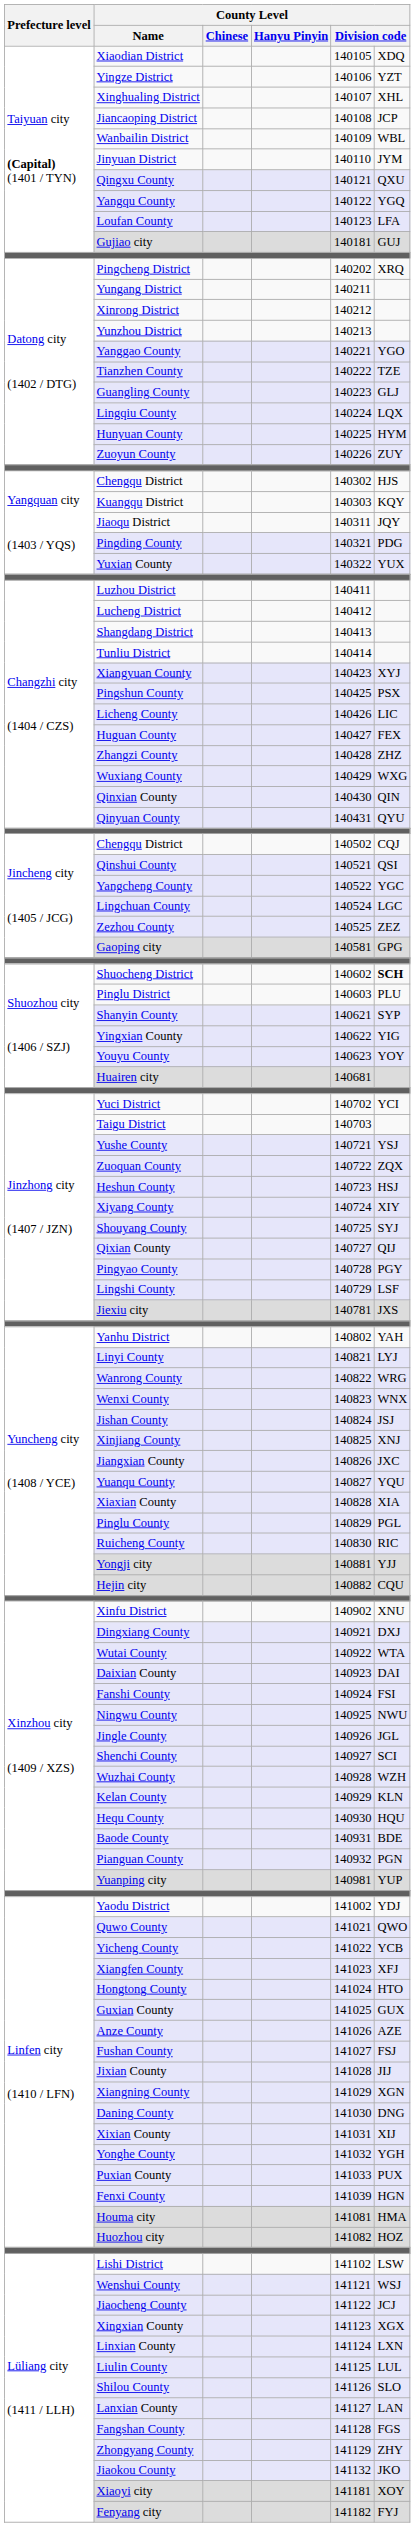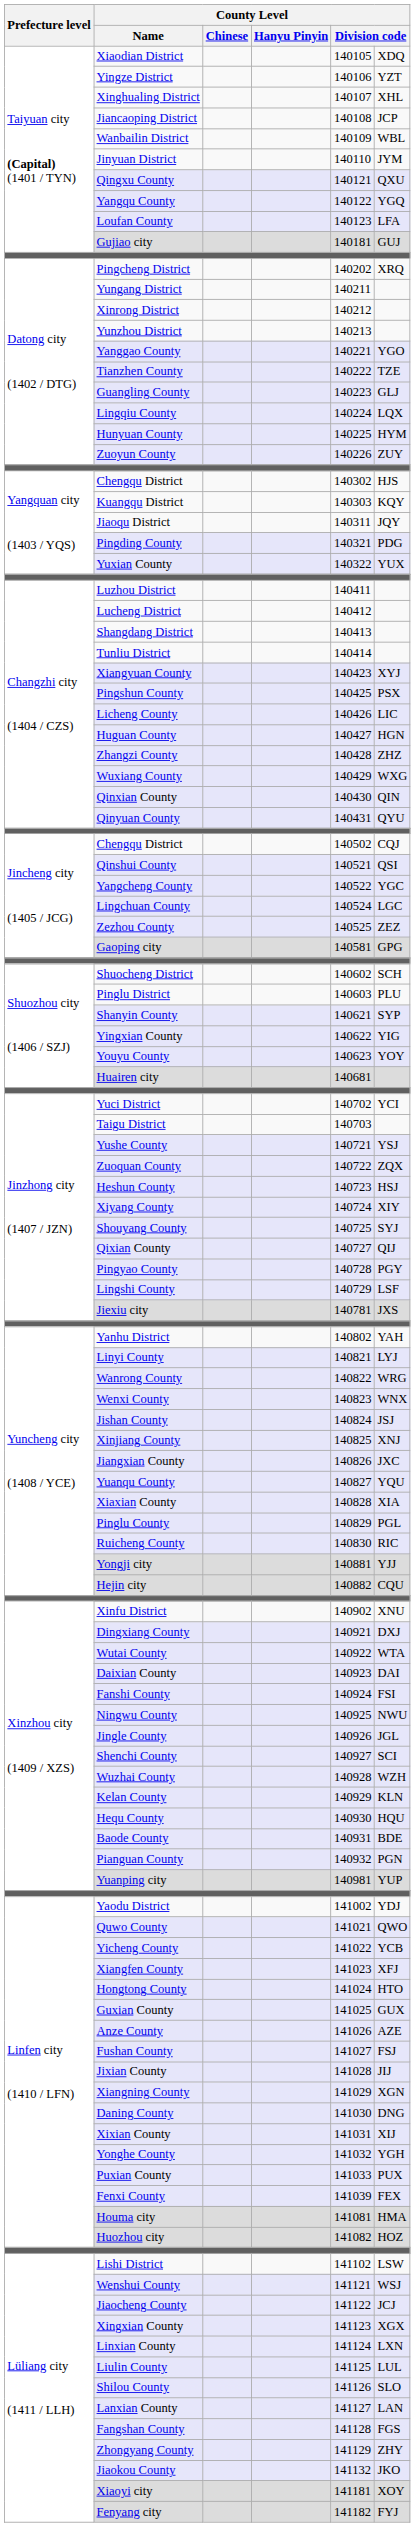(389, 735) FEX -> (391, 735) HGN
(390, 974) bold -> (390, 974) normal
(391, 2196) HGN -> (389, 2196) FEX
